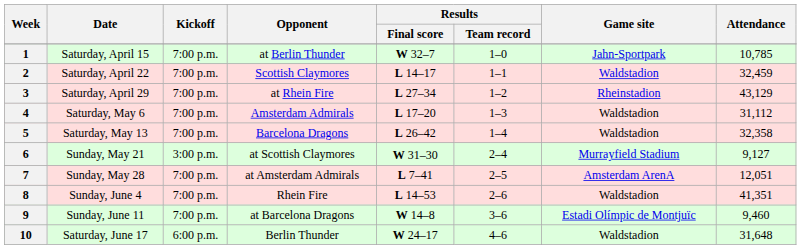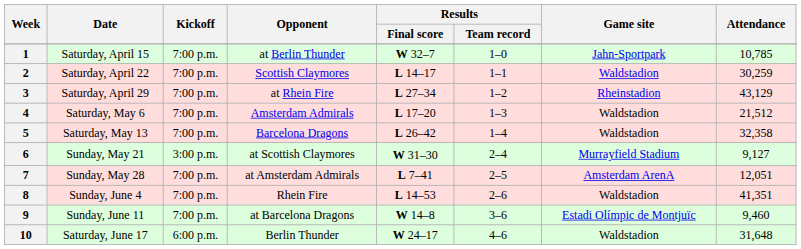(756, 73) 32,459 -> (756, 73) 30,259
(756, 113) 31,112 -> (756, 113) 21,512
